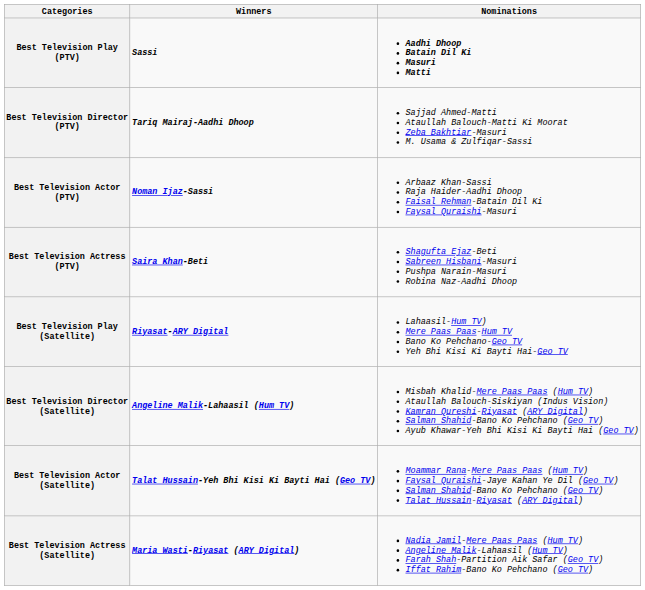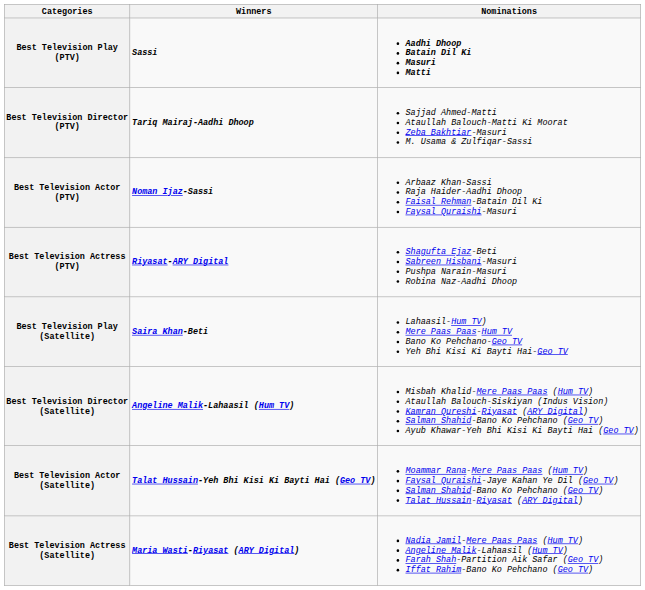(170, 262) Saira Khan-Beti -> (180, 262) Riyasat-ARY Digital
(180, 332) Riyasat-ARY Digital -> (170, 332) Saira Khan-Beti
